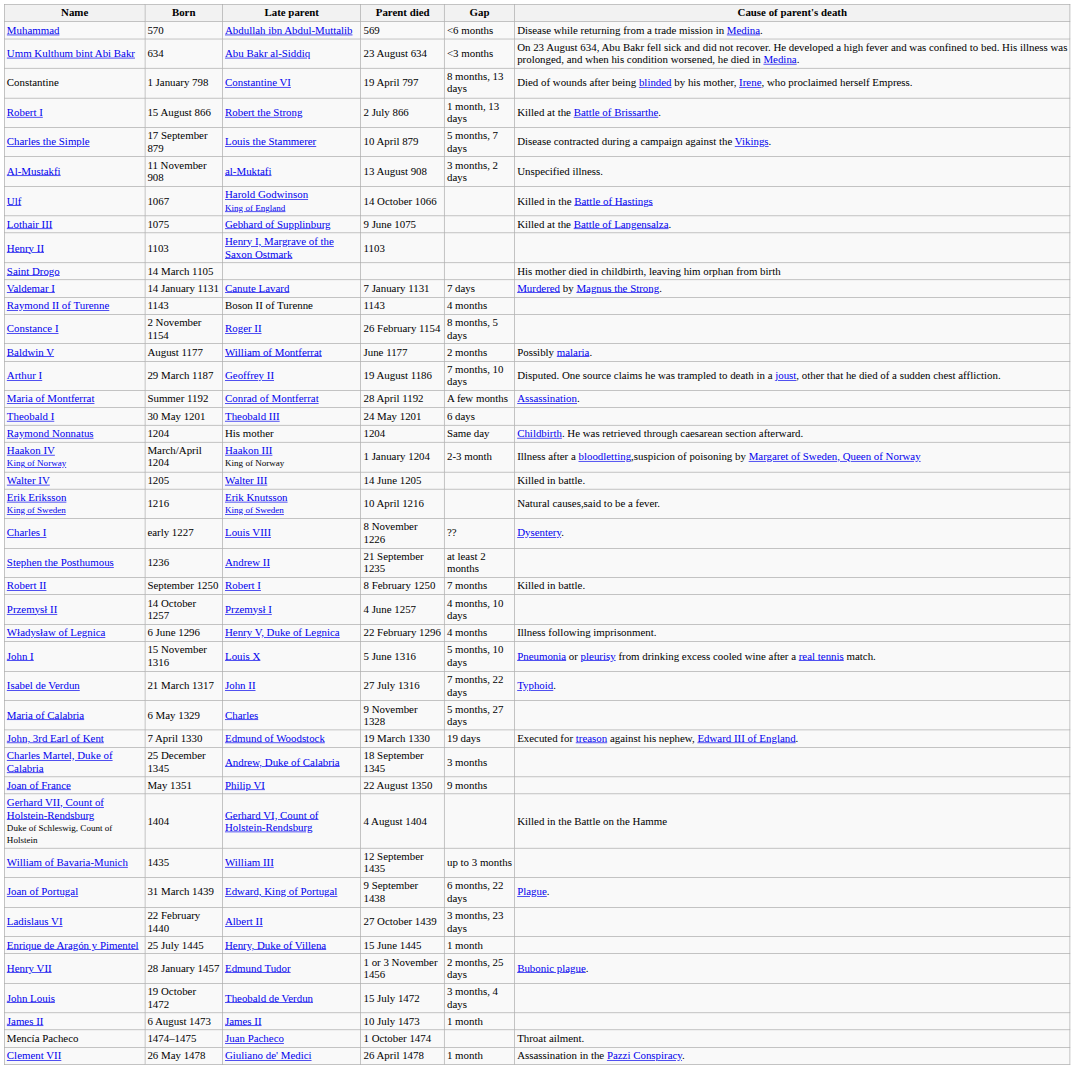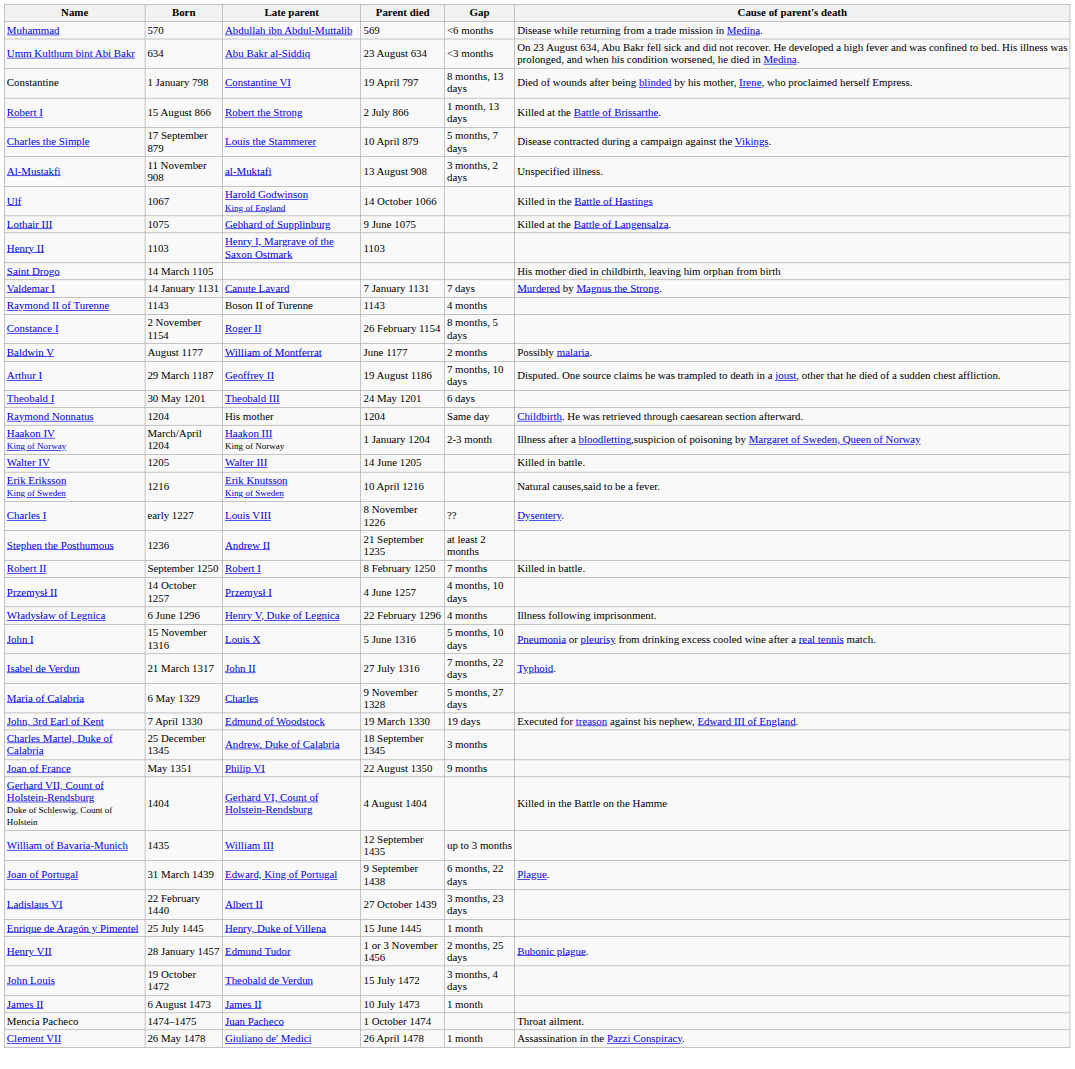- row: (51, 399)
